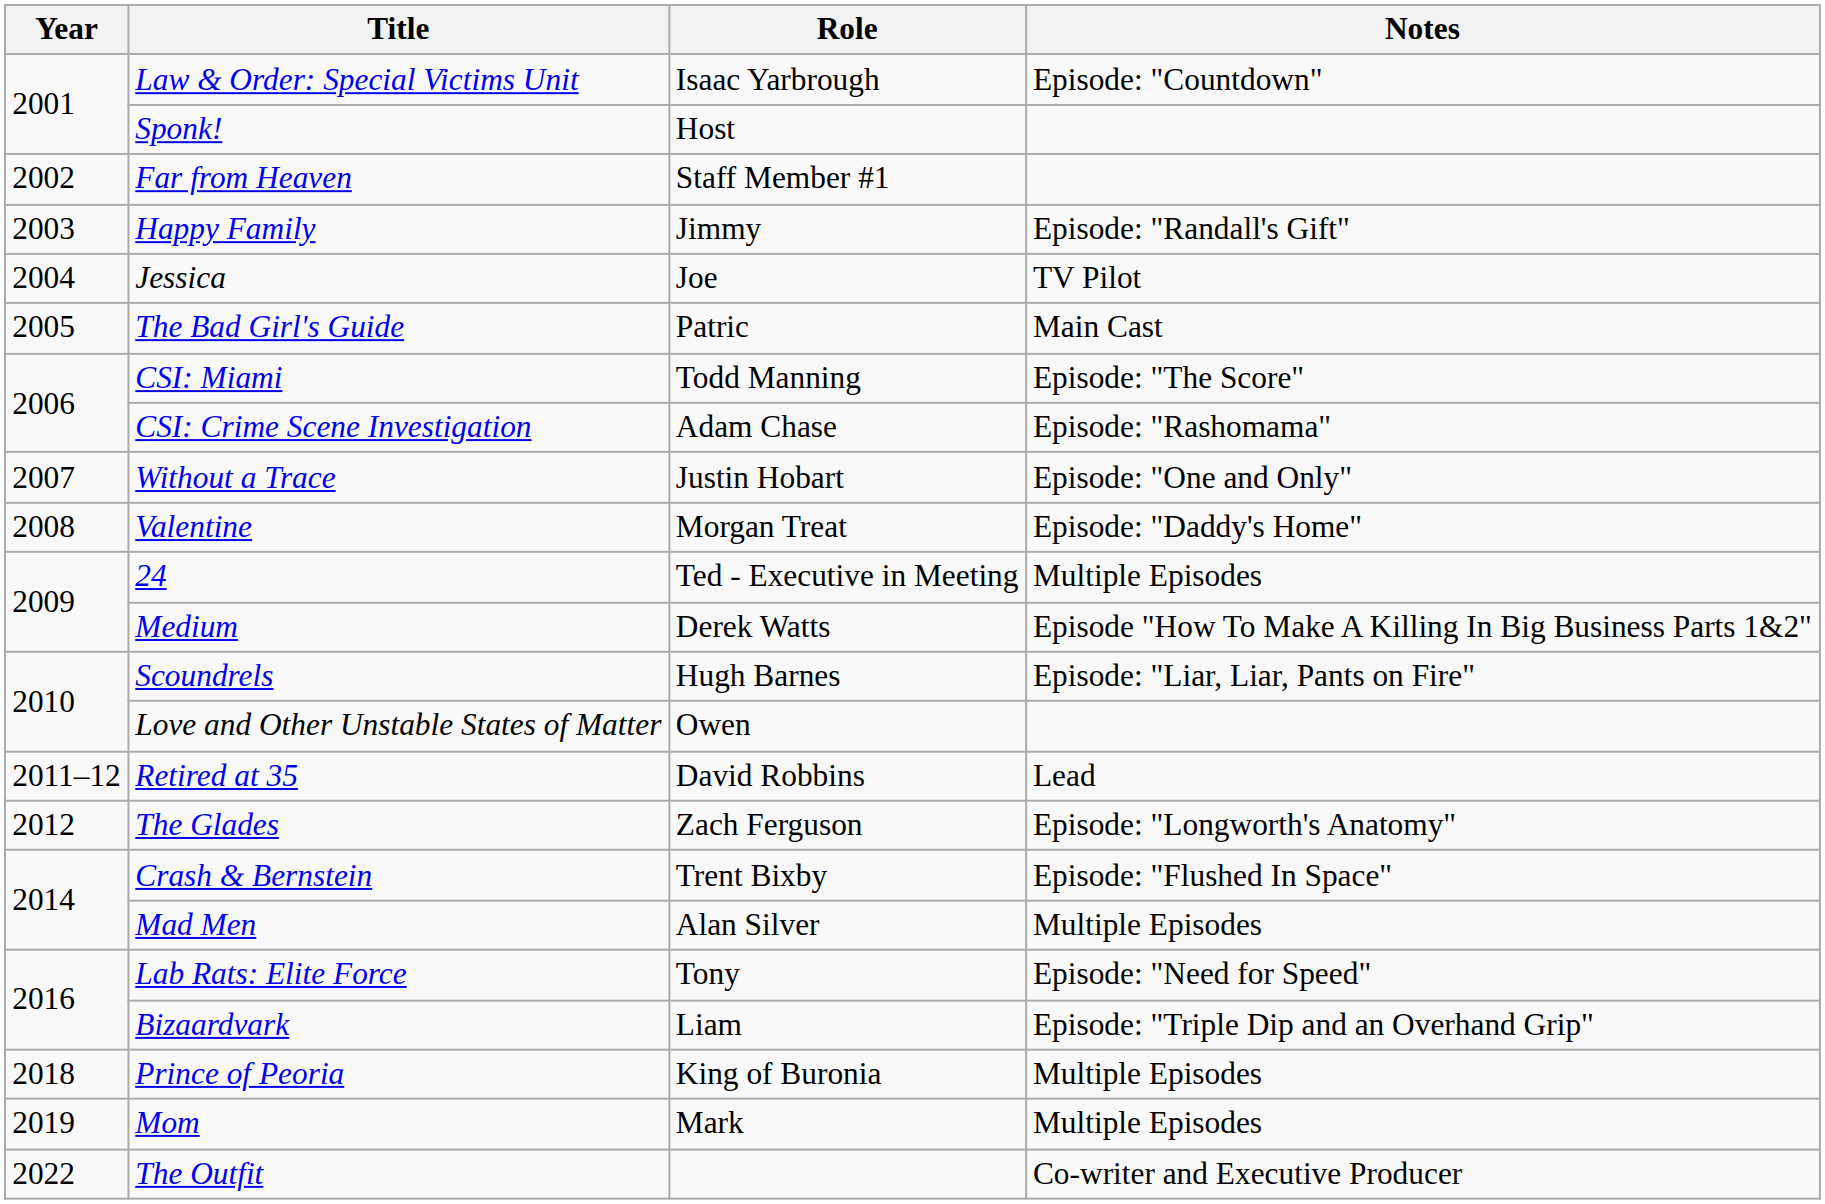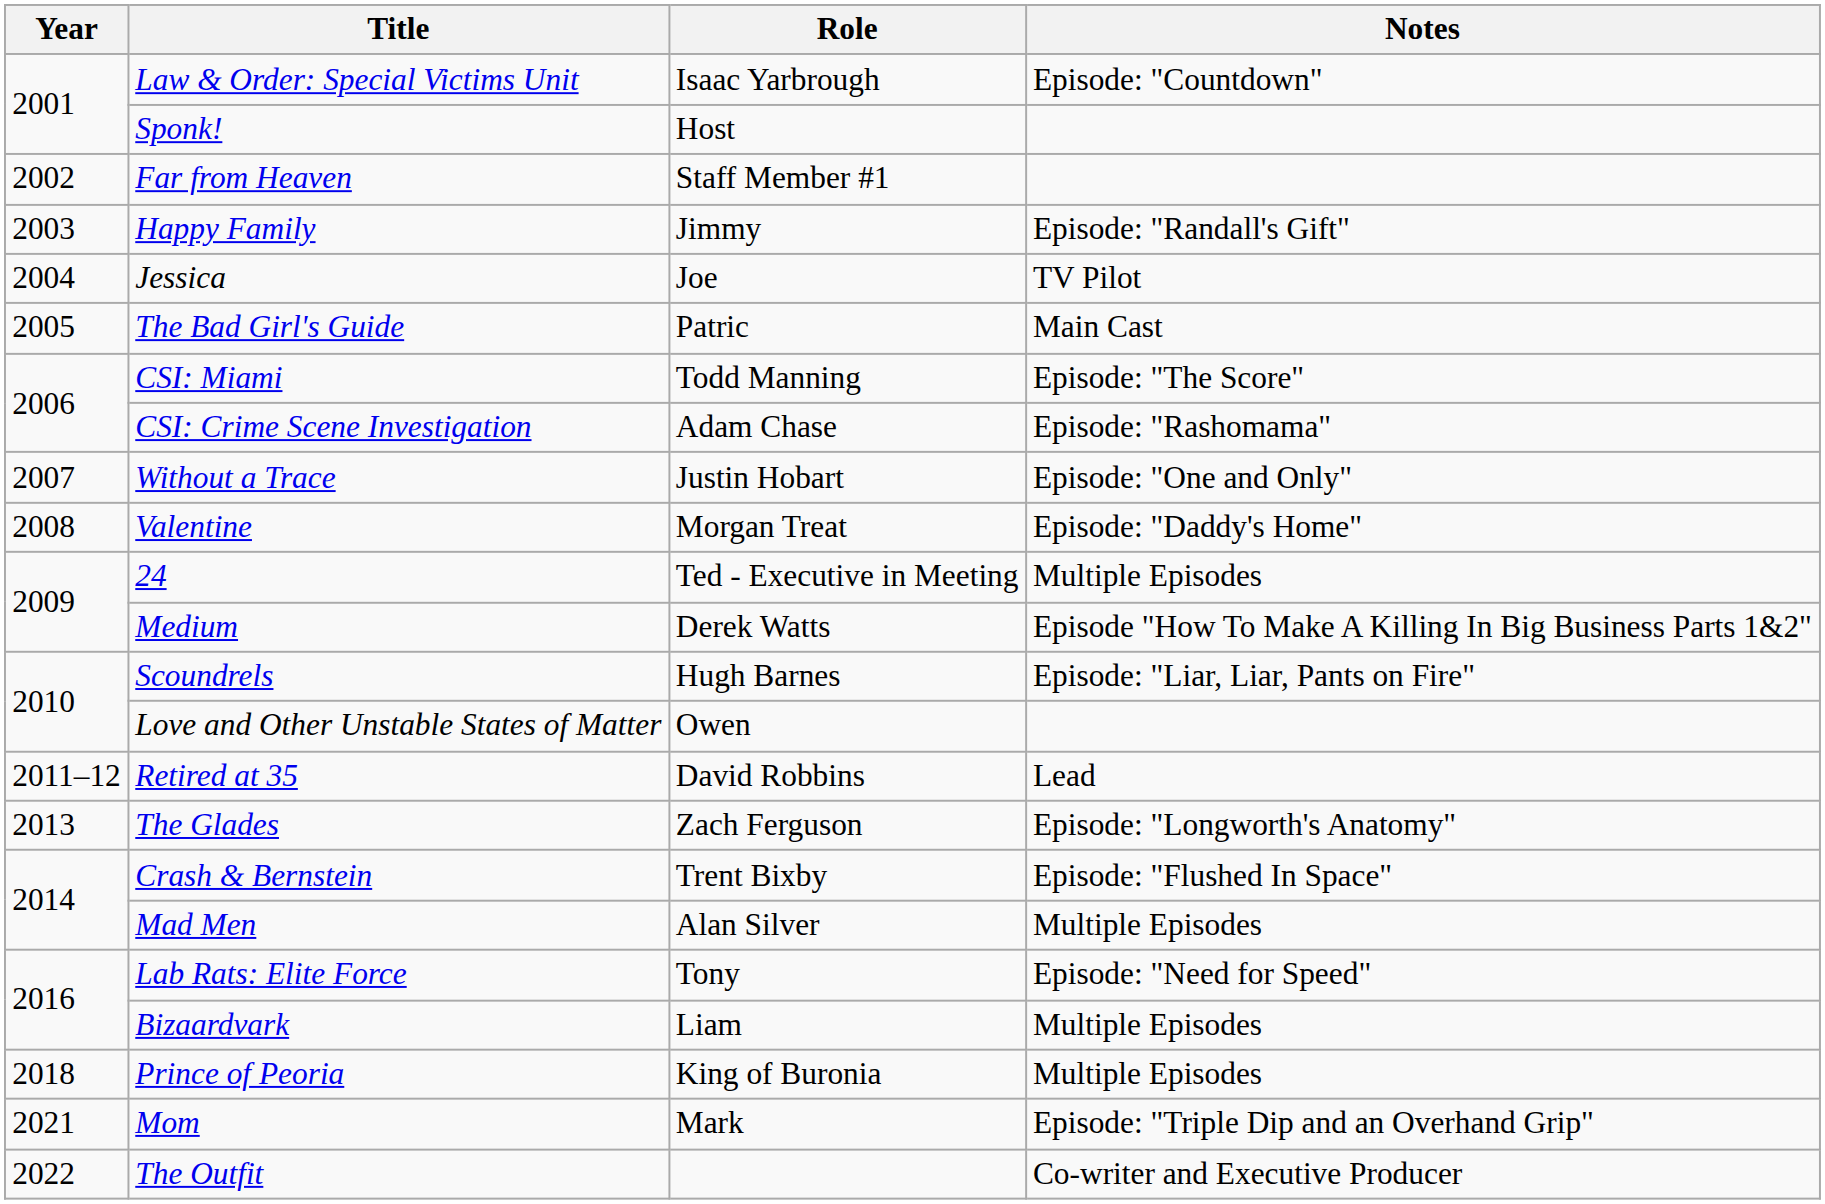(44, 825) 2012 -> (44, 825) 2013
(1313, 1024) Episode: "Triple Dip and an Overhand Grip" -> (1147, 1024) Multiple Episodes
(44, 1123) 2019 -> (44, 1123) 2021
(1147, 1123) Multiple Episodes -> (1313, 1123) Episode: "Triple Dip and an Overhand Grip"
